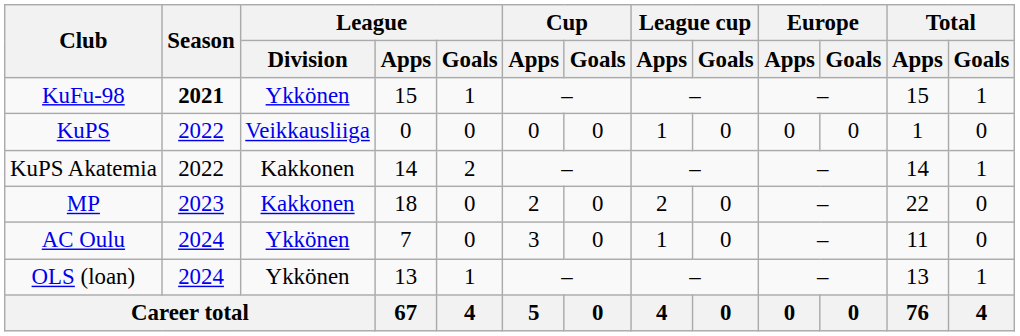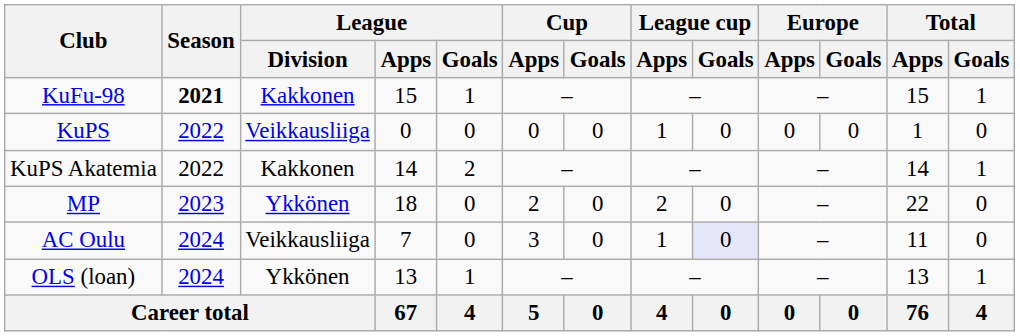(308, 95) Ykkönen -> (308, 95) Kakkonen
(308, 204) Kakkonen -> (308, 204) Ykkönen
(308, 240) Ykkönen -> (308, 240) Veikkausliiga
(726, 240) no background -> (726, 240) lavender background
